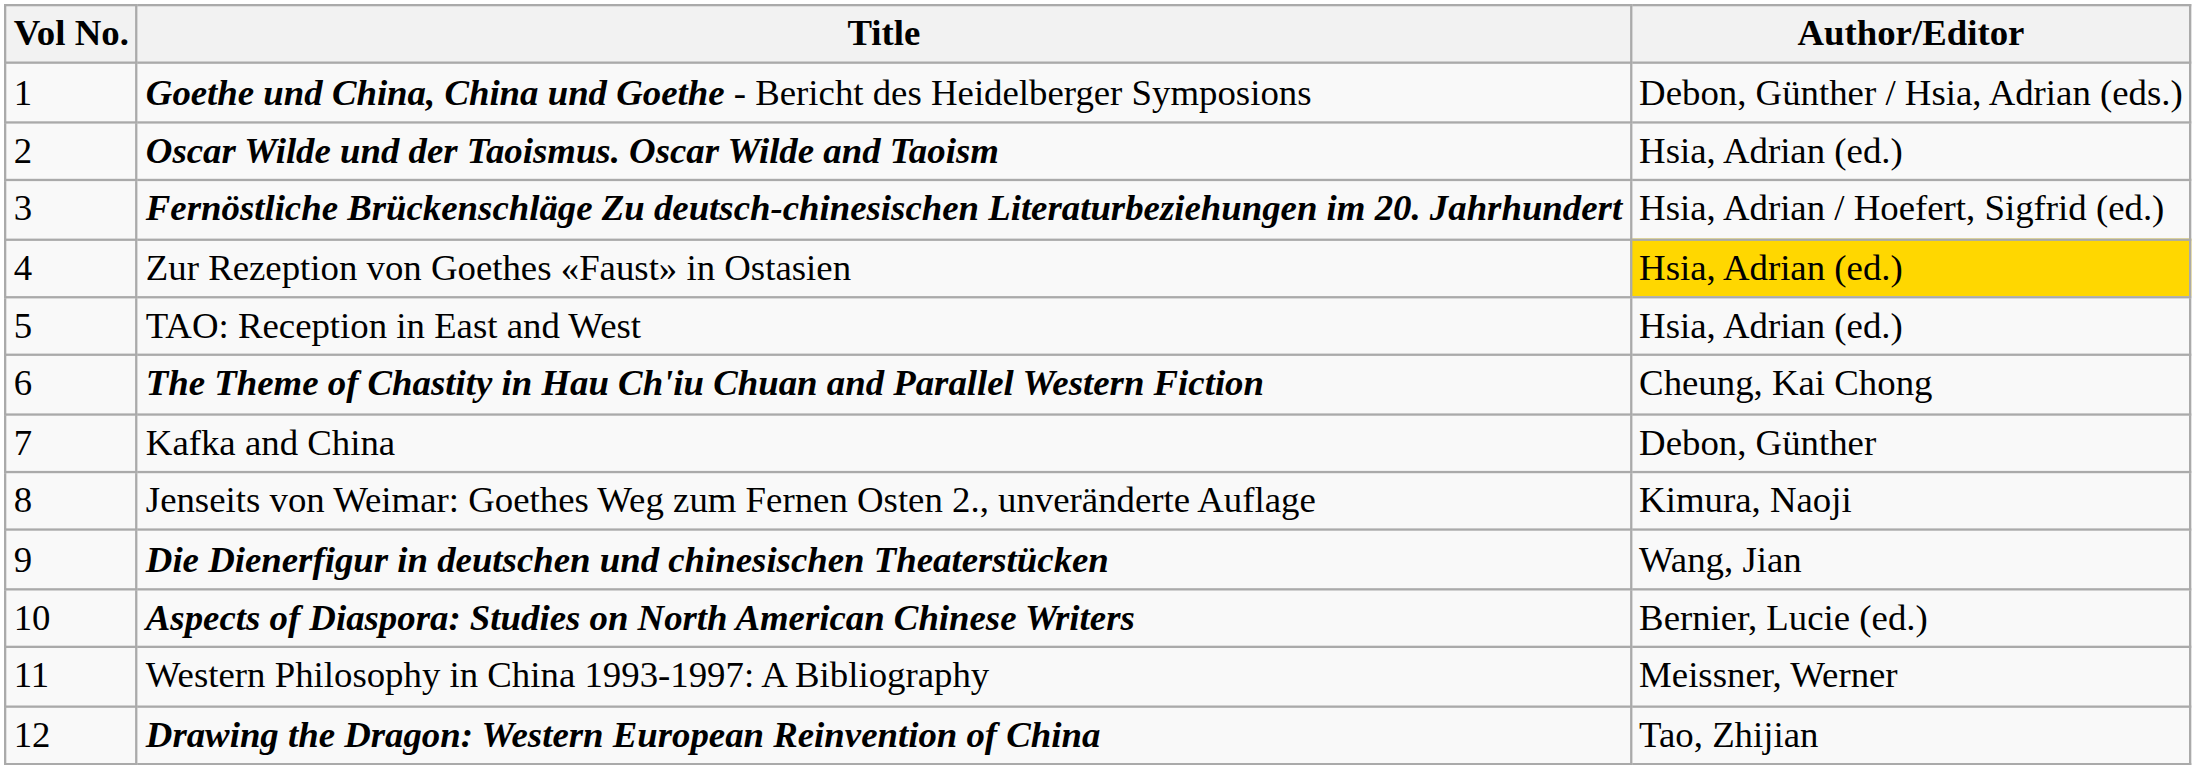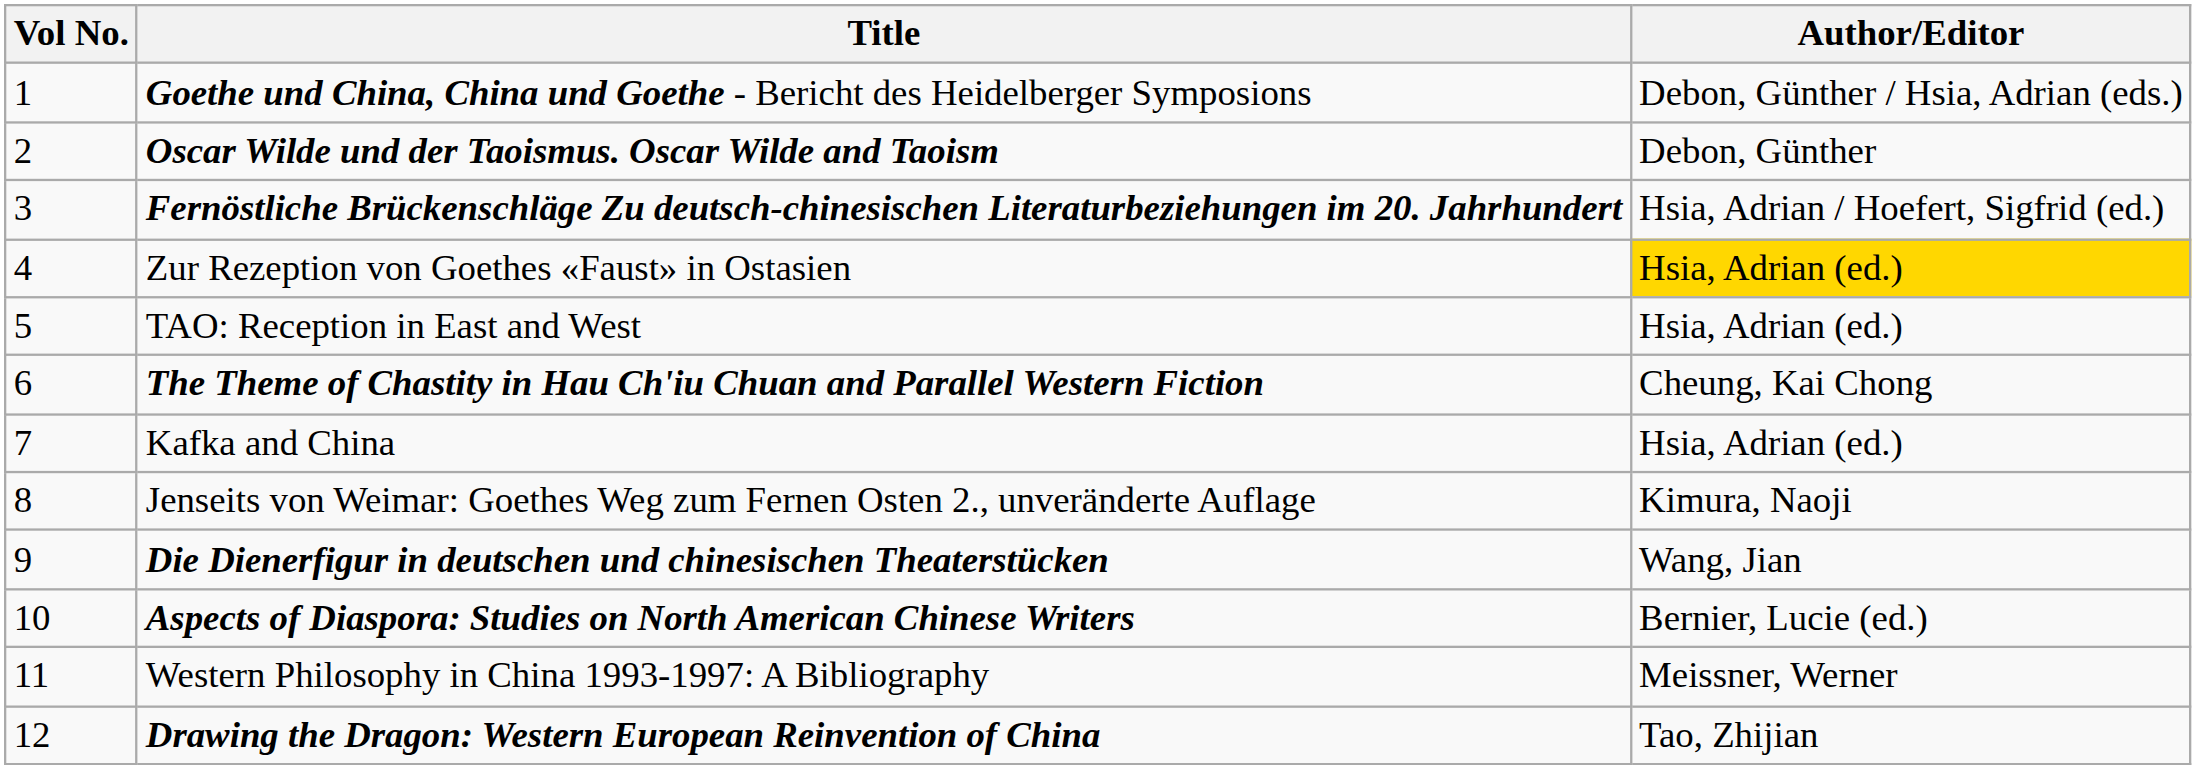(1771, 150) Hsia, Adrian (ed.) -> (1758, 150) Debon, Günther
(1758, 442) Debon, Günther -> (1771, 442) Hsia, Adrian (ed.)
